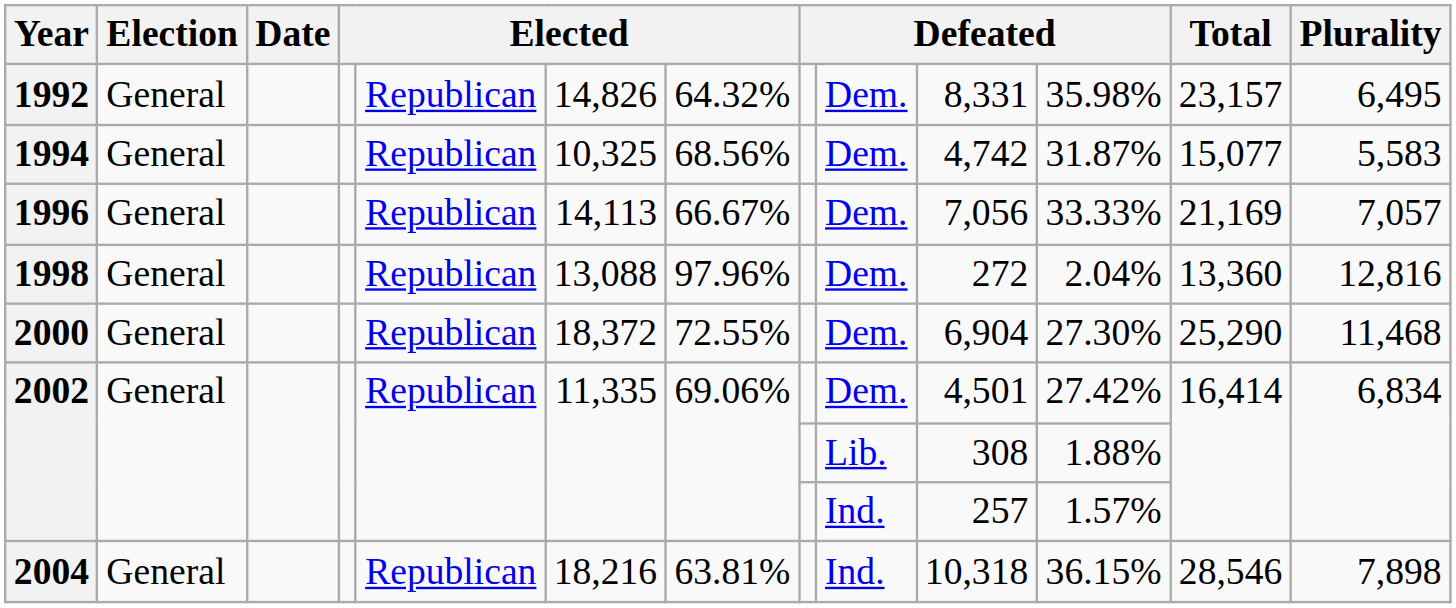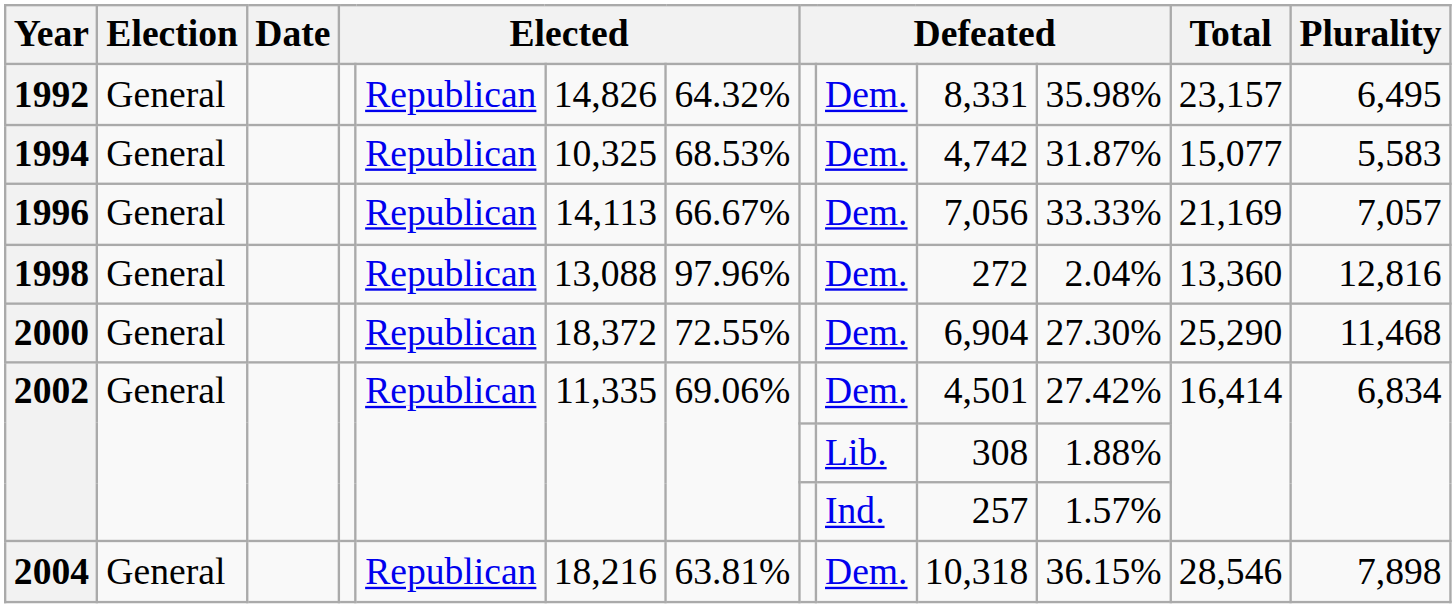(732, 153) 68.56% -> (732, 153) 68.53%
(855, 570) Ind. -> (866, 570) Dem.
